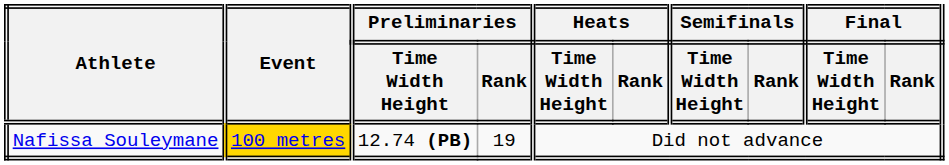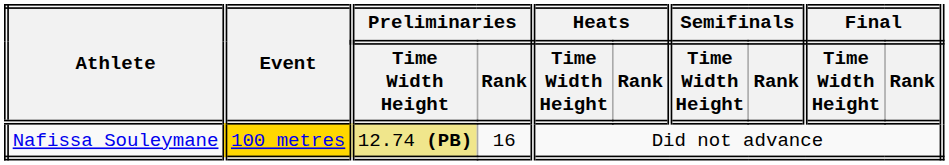(415, 140) no background -> (415, 140) khaki background
(504, 140) 19 -> (504, 140) 16
